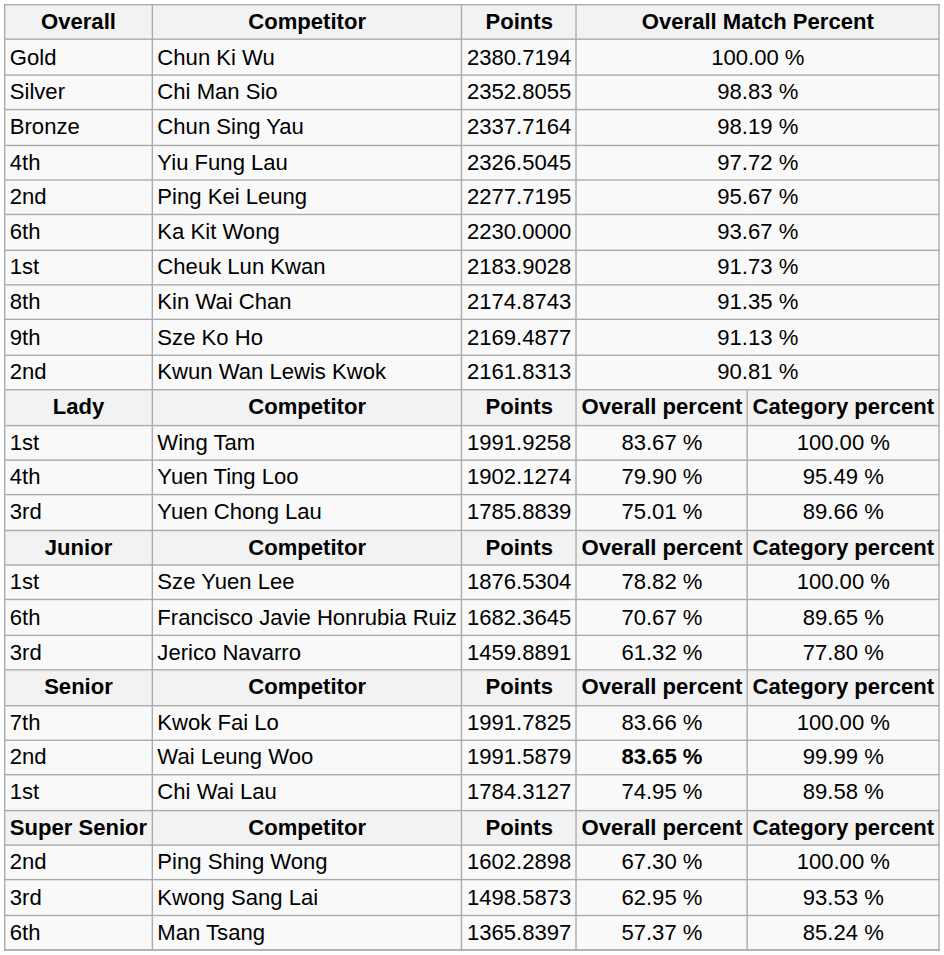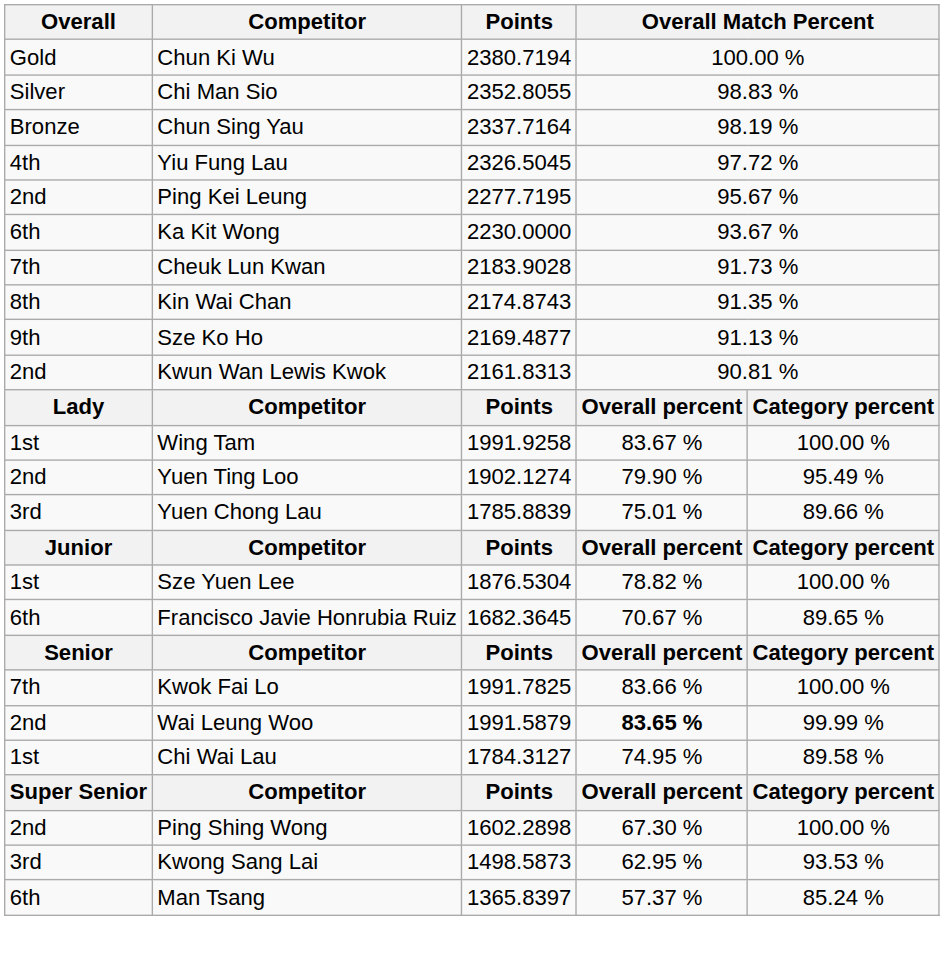(25, 267) 1st -> (25, 267) 7th
(25, 477) 4th -> (28, 477) 2nd
- row: (229, 652)
